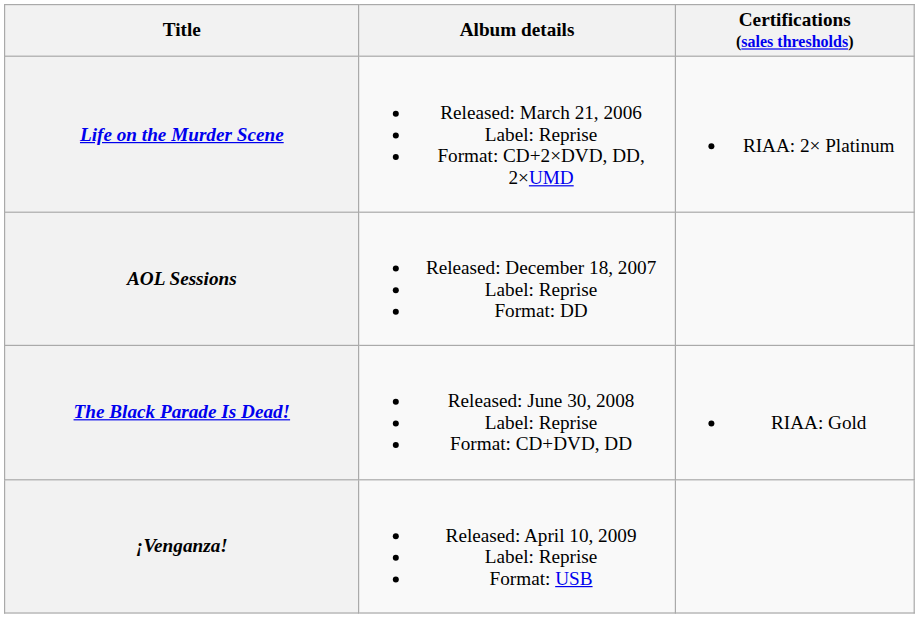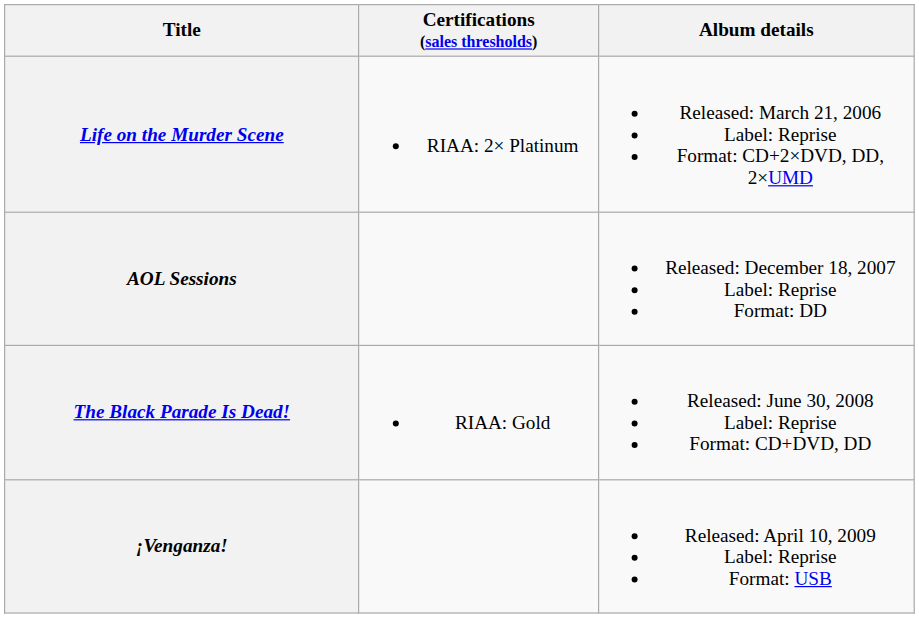columns swapped: (517, 30) <-> (795, 30)
